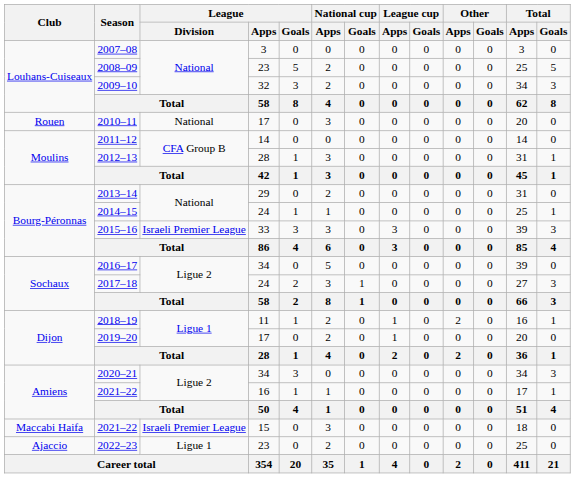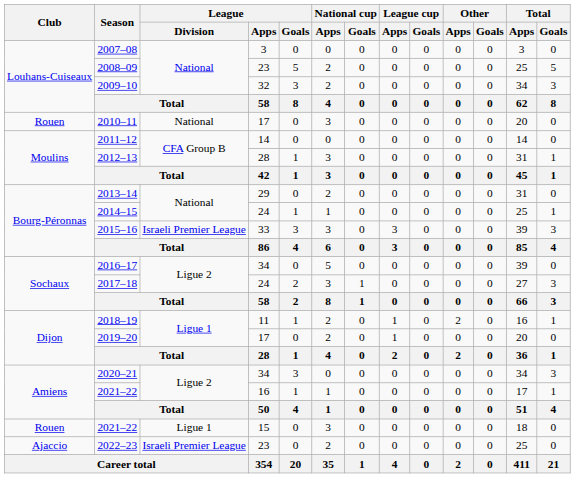(50, 427) Maccabi Haifa -> (50, 427) Rouen
(194, 427) Israeli Premier League -> (194, 427) Ligue 1
(194, 445) Ligue 1 -> (194, 445) Israeli Premier League
